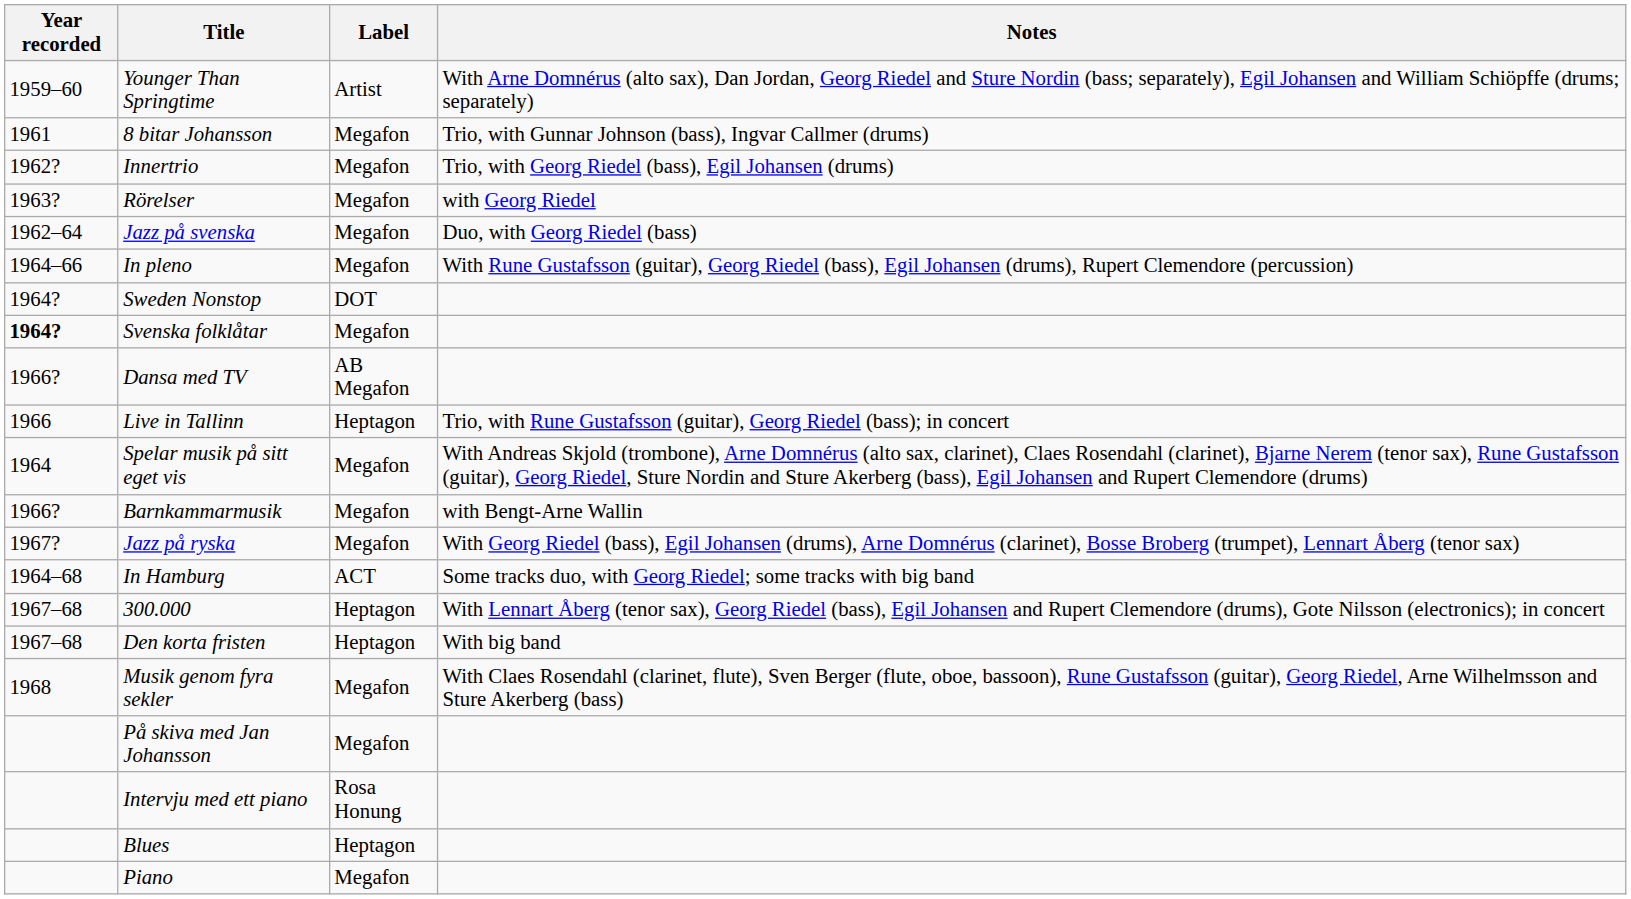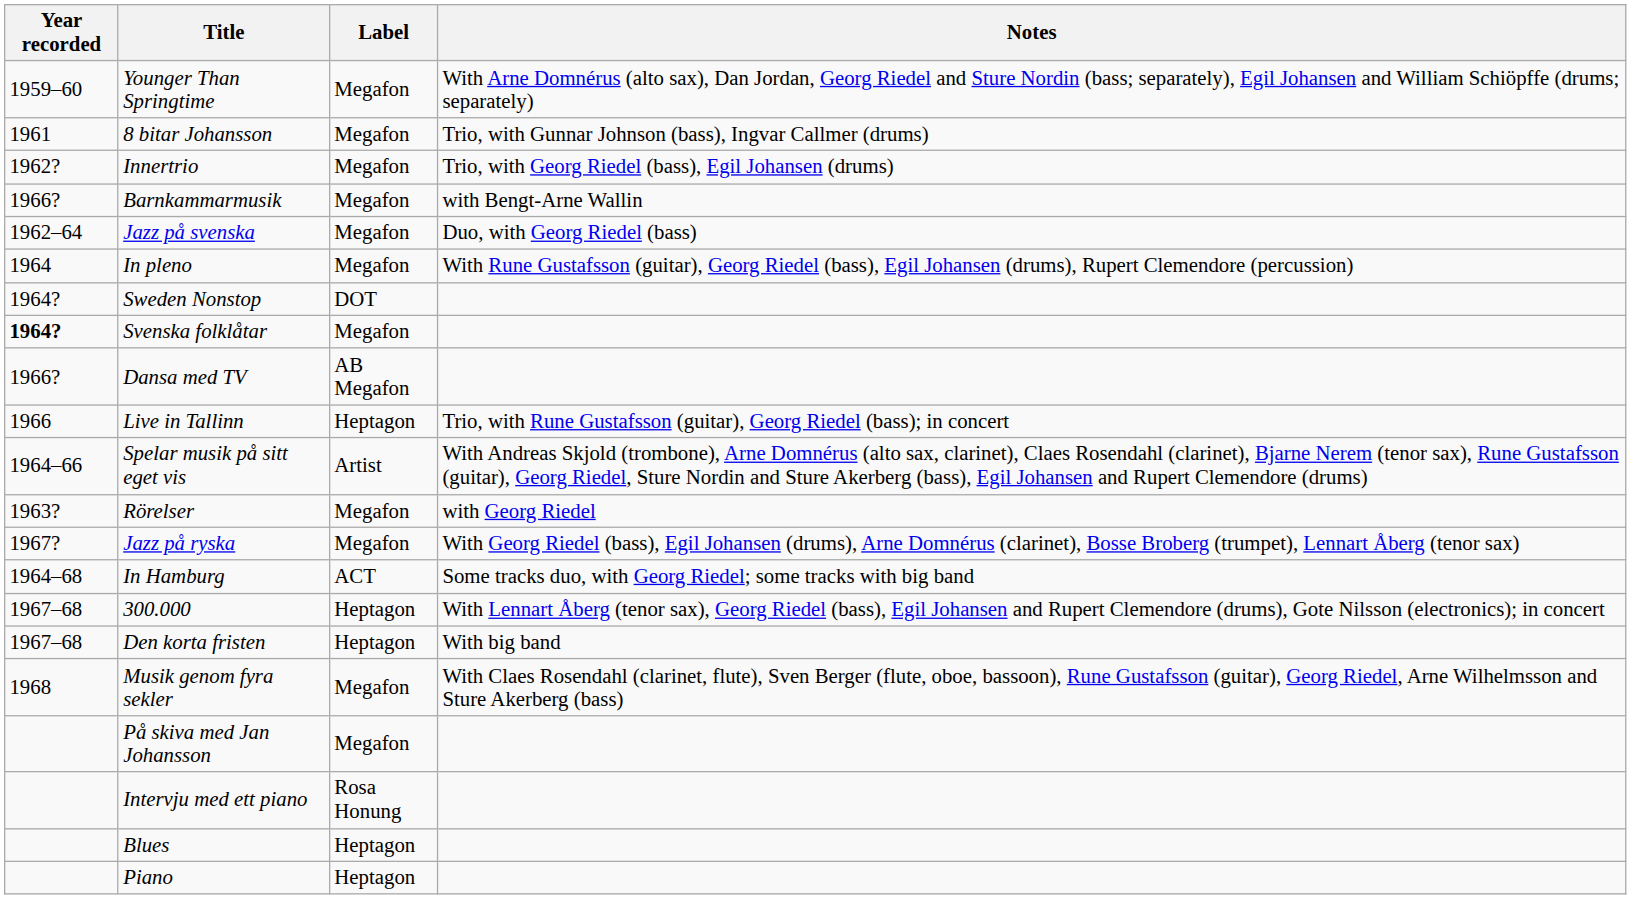(358, 89) Artist -> (372, 89) Megafon
rows swapped: (159, 199) <-> (202, 510)
(46, 265) 1964–66 -> (30, 265) 1964
(30, 465) 1964 -> (46, 465) 1964–66
(372, 465) Megafon -> (358, 465) Artist
(372, 877) Megafon -> (375, 877) Heptagon
